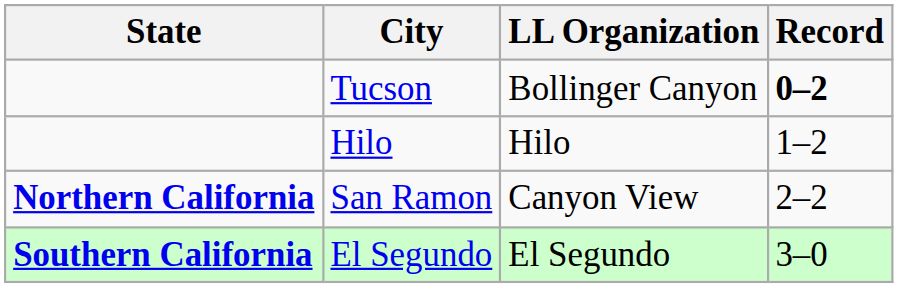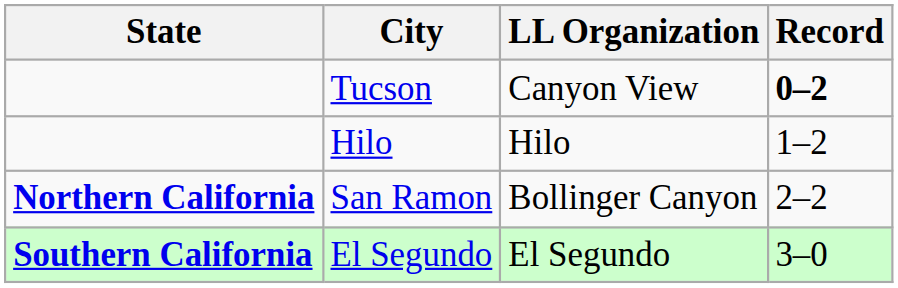(633, 87) Bollinger Canyon -> (603, 87) Canyon View
(603, 198) Canyon View -> (633, 198) Bollinger Canyon
